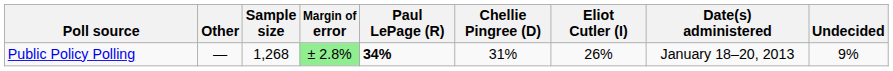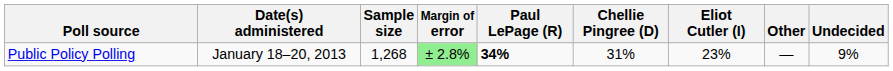columns swapped: (727, 23) <-> (220, 31)
(599, 54) 26% -> (716, 54) 23%
